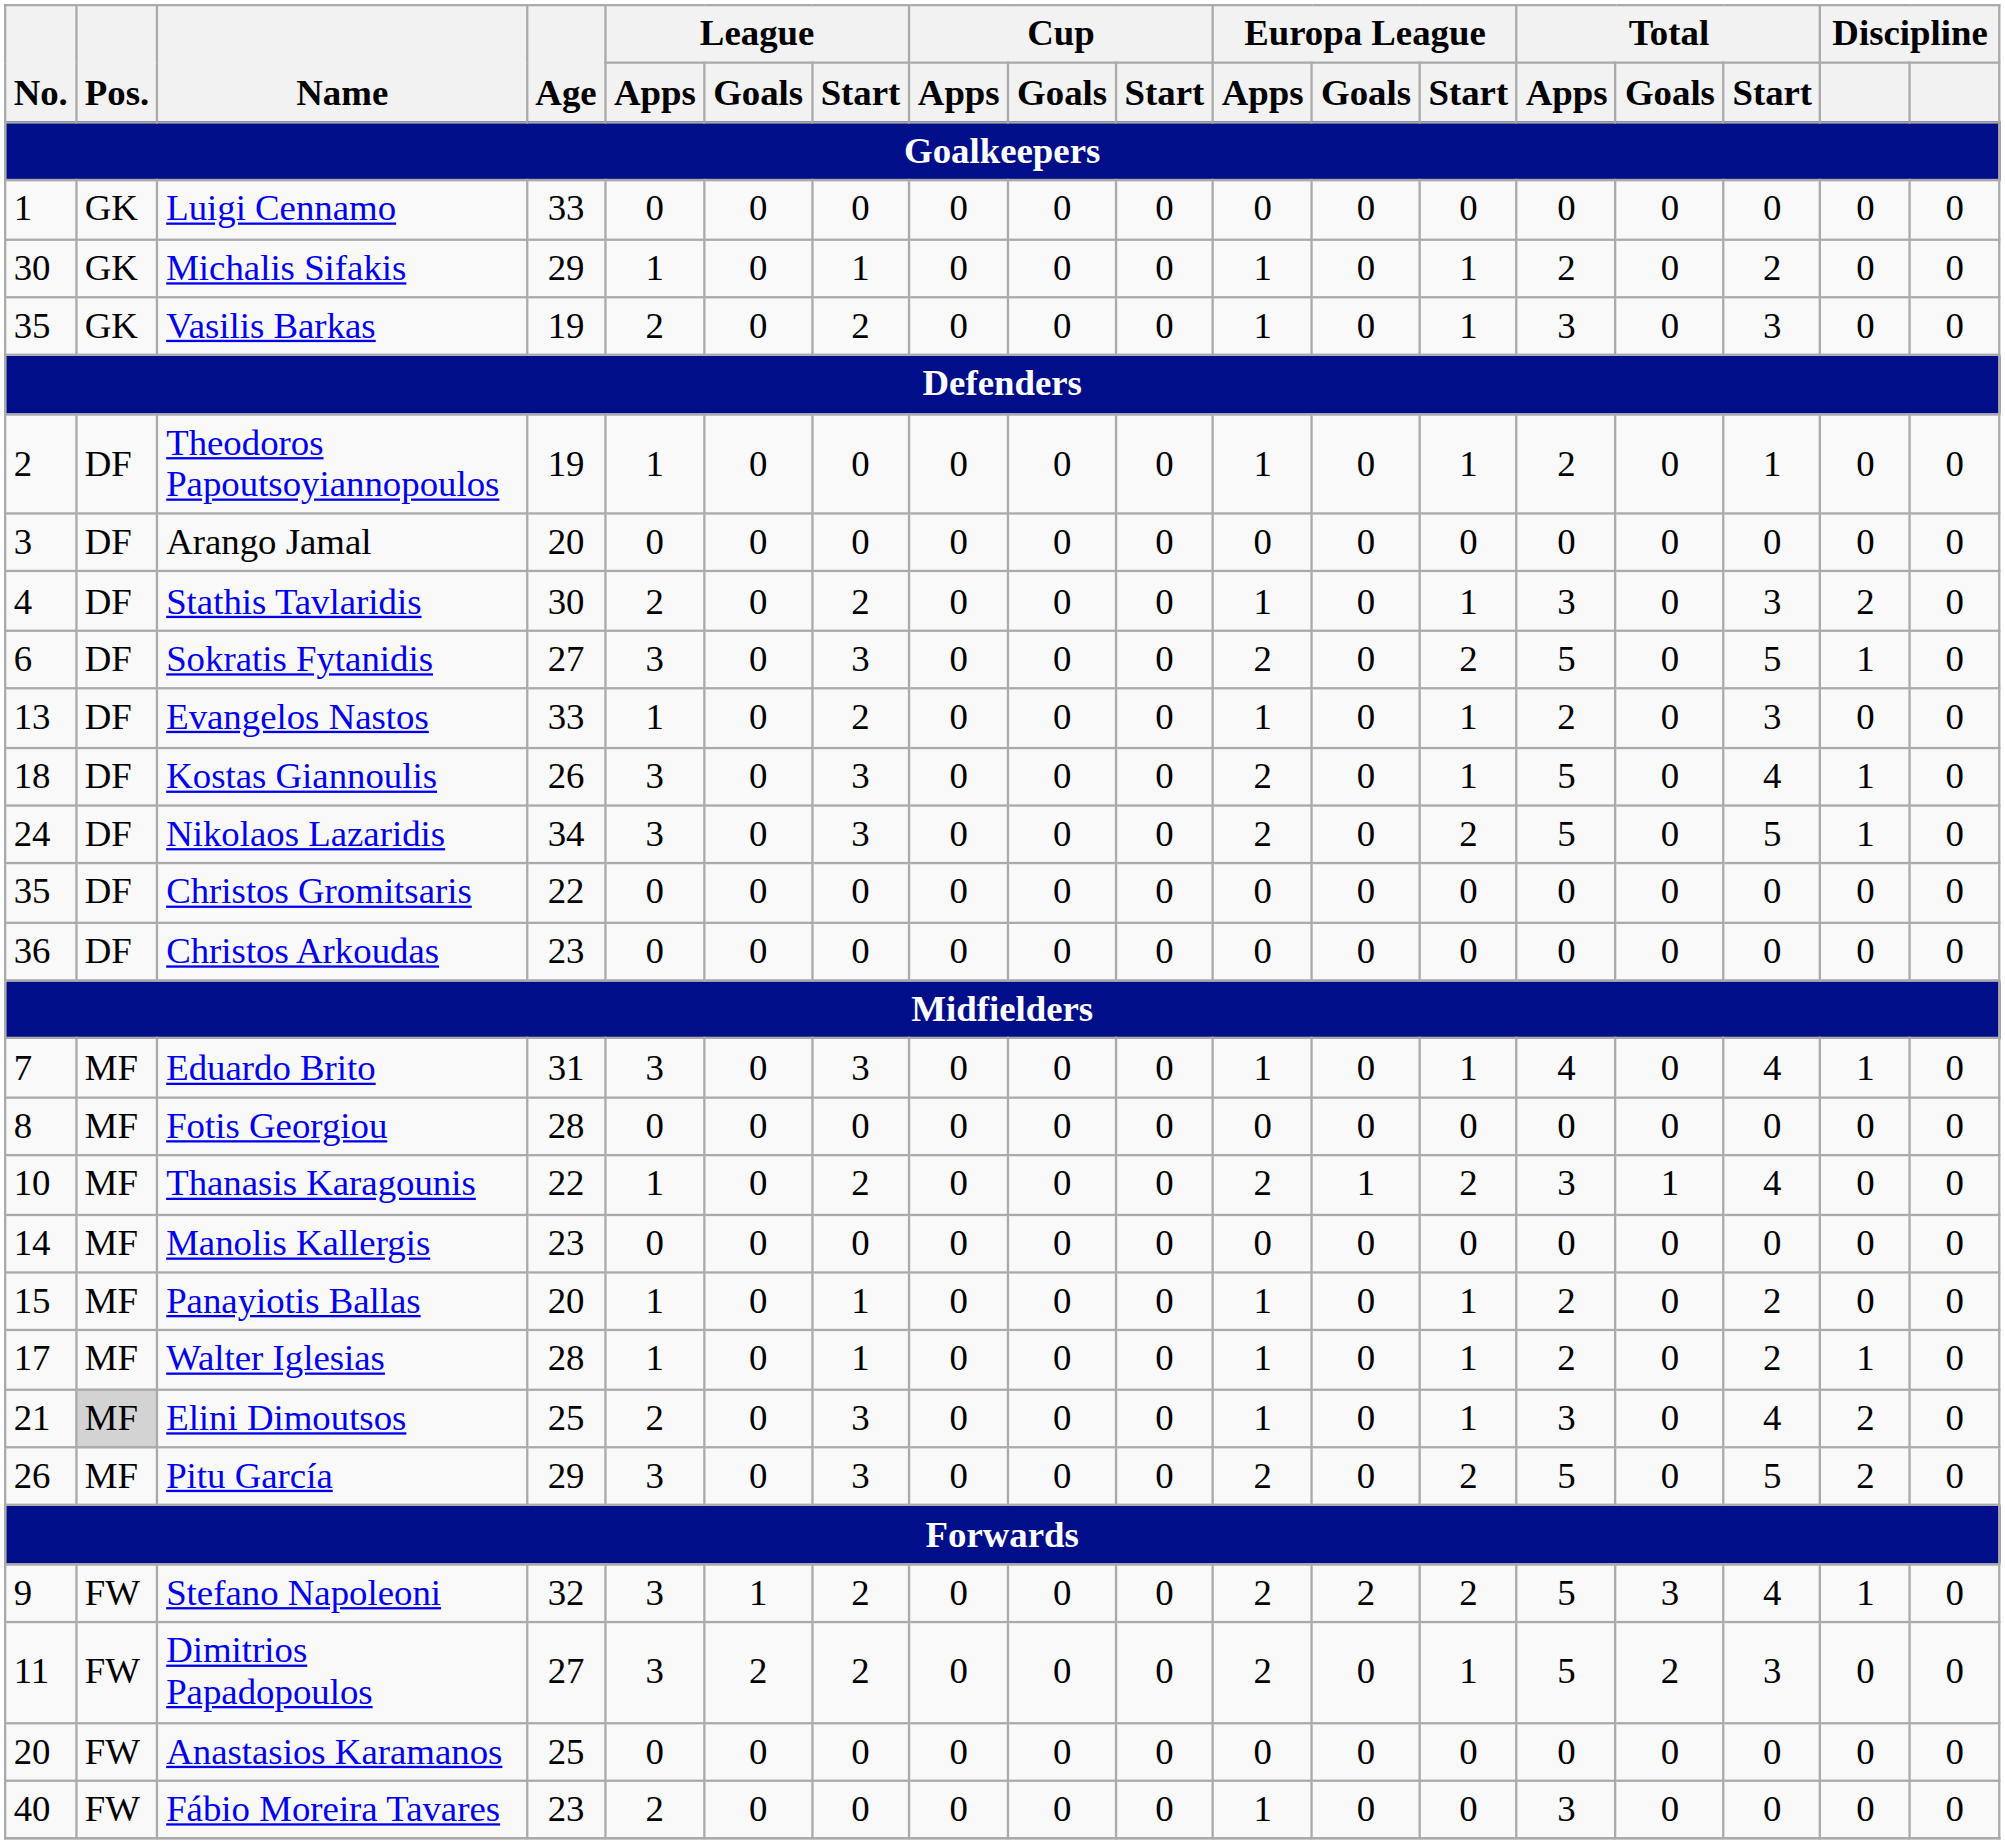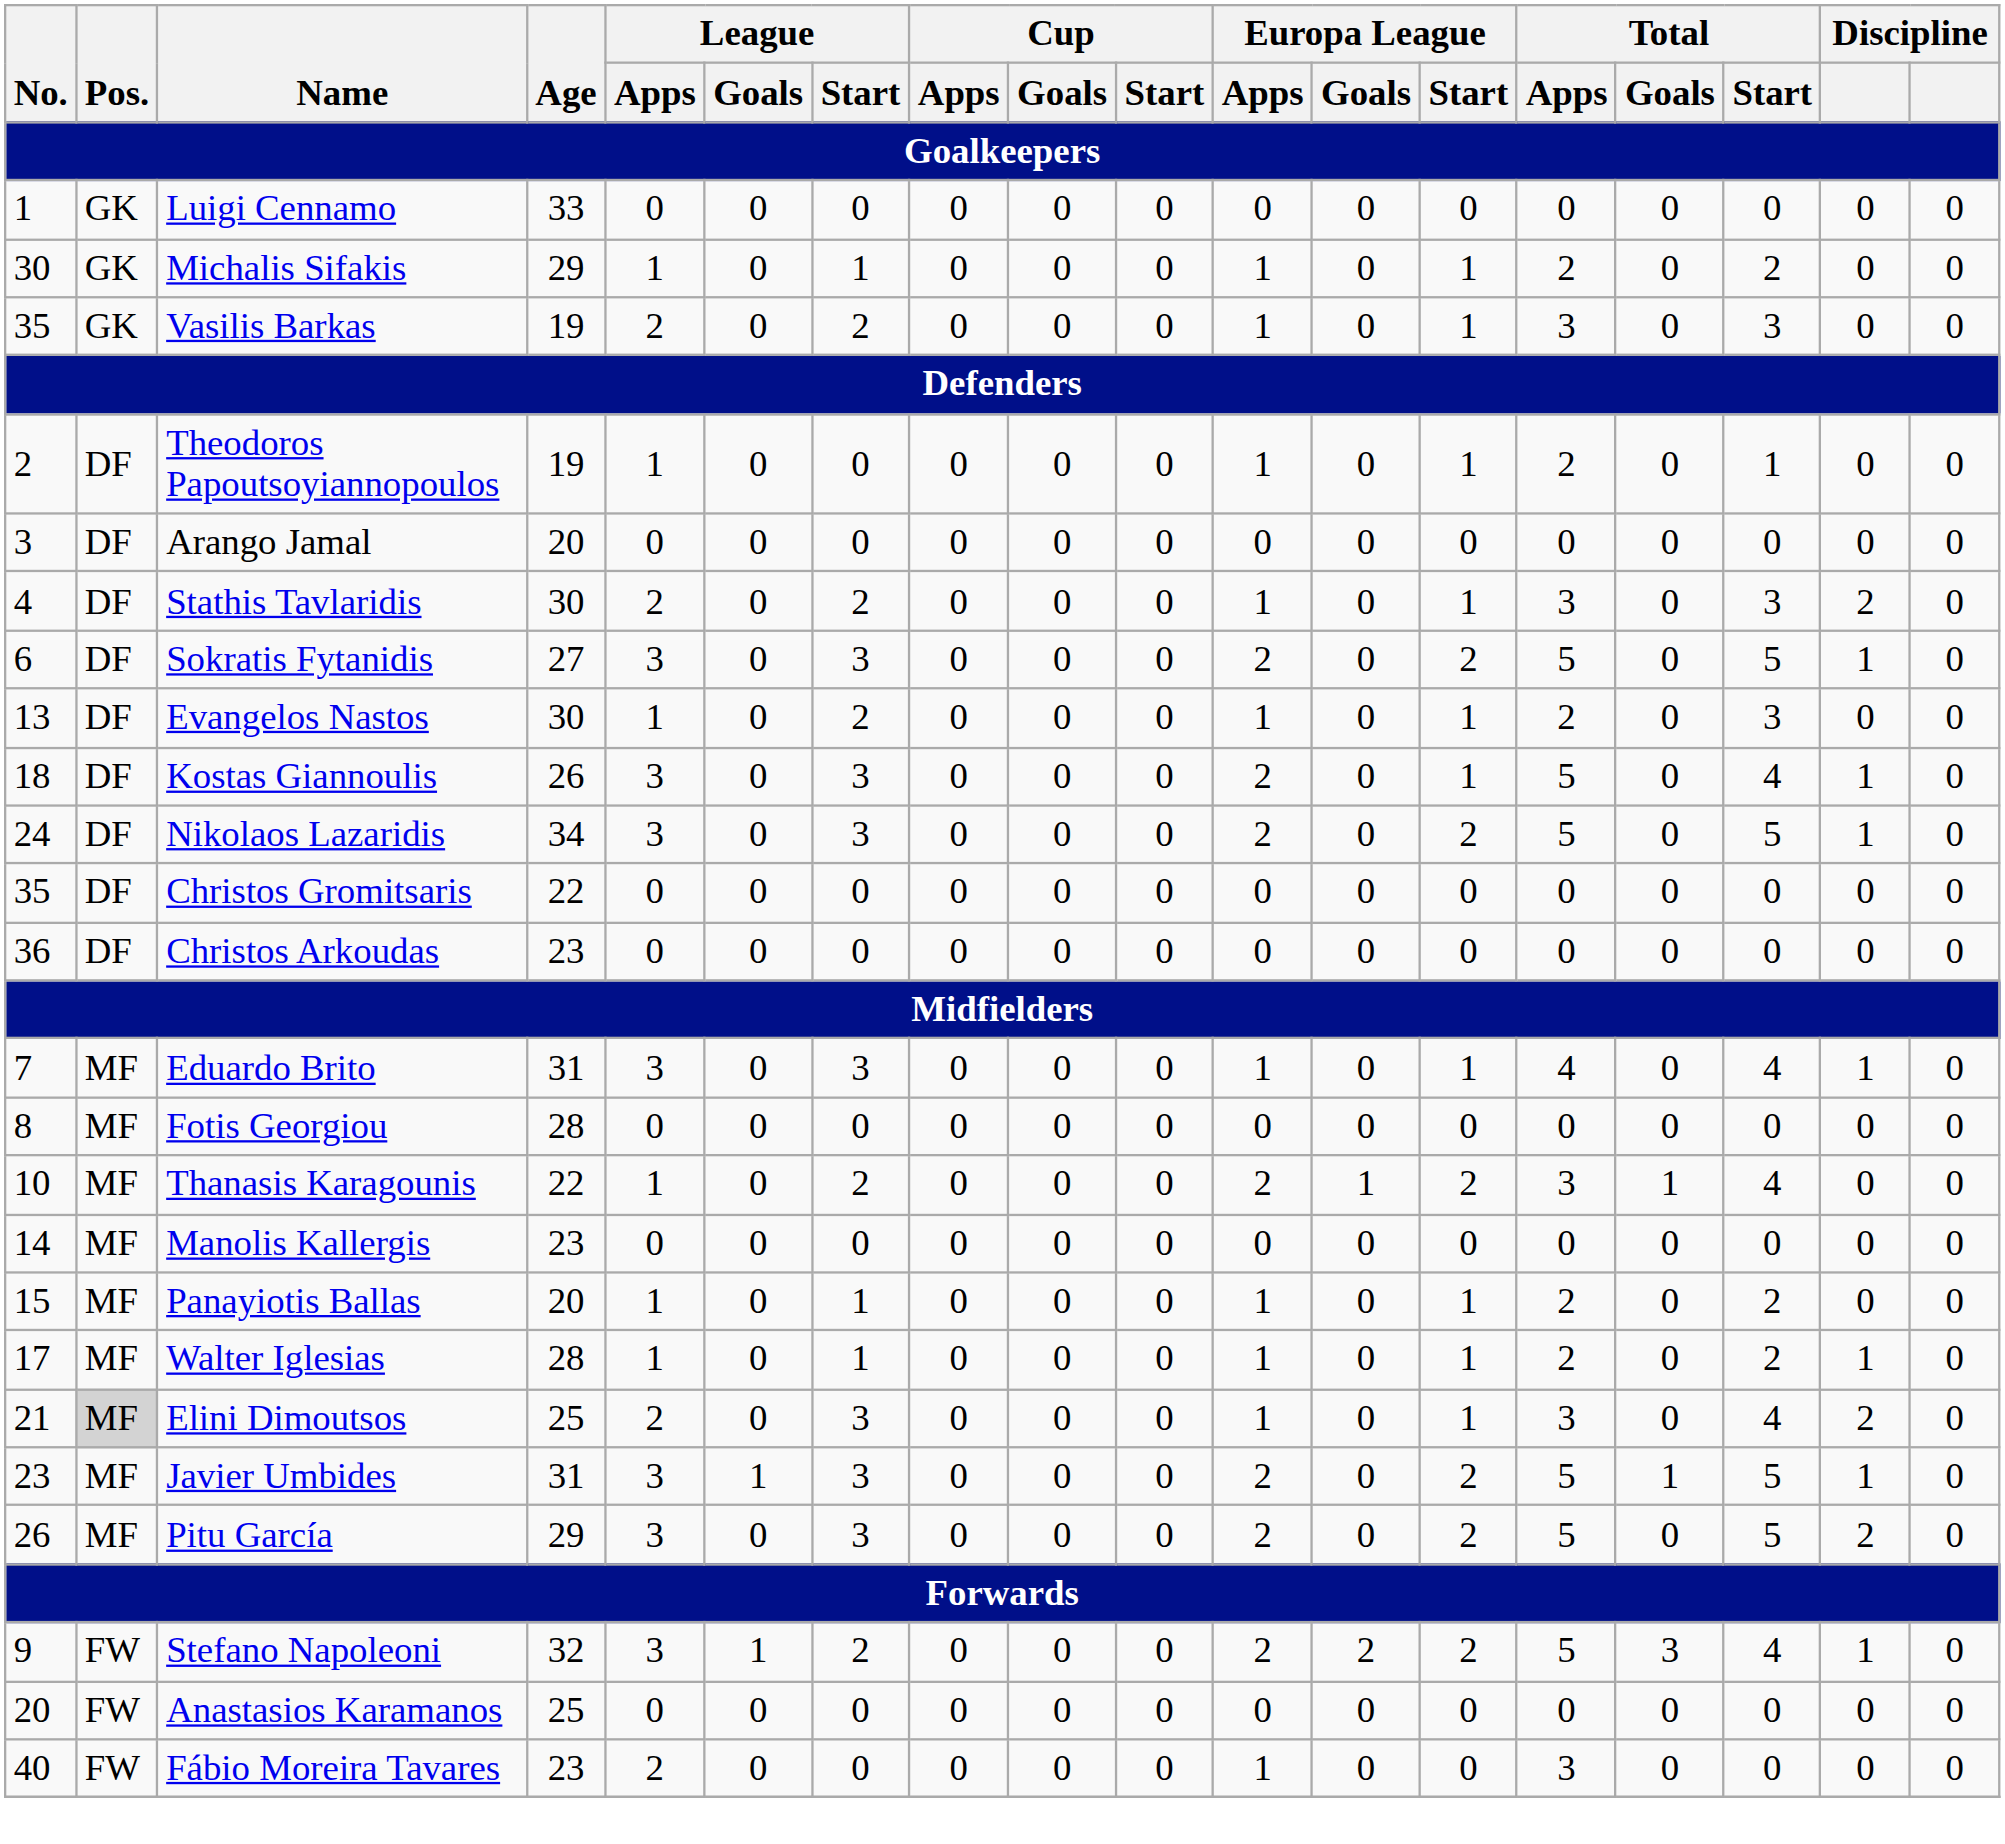(566, 717) 33 -> (566, 717) 30
+ row: (281, 1475)
- row: (269, 1671)
